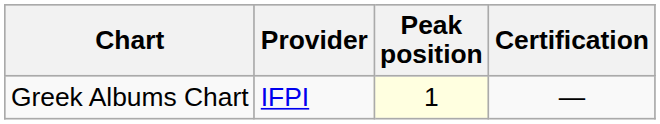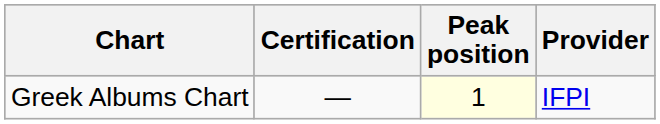columns swapped: (314, 40) <-> (572, 40)
